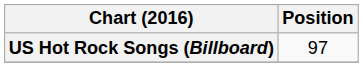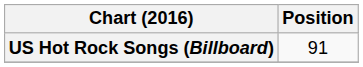(318, 47) 97 -> (318, 47) 91
